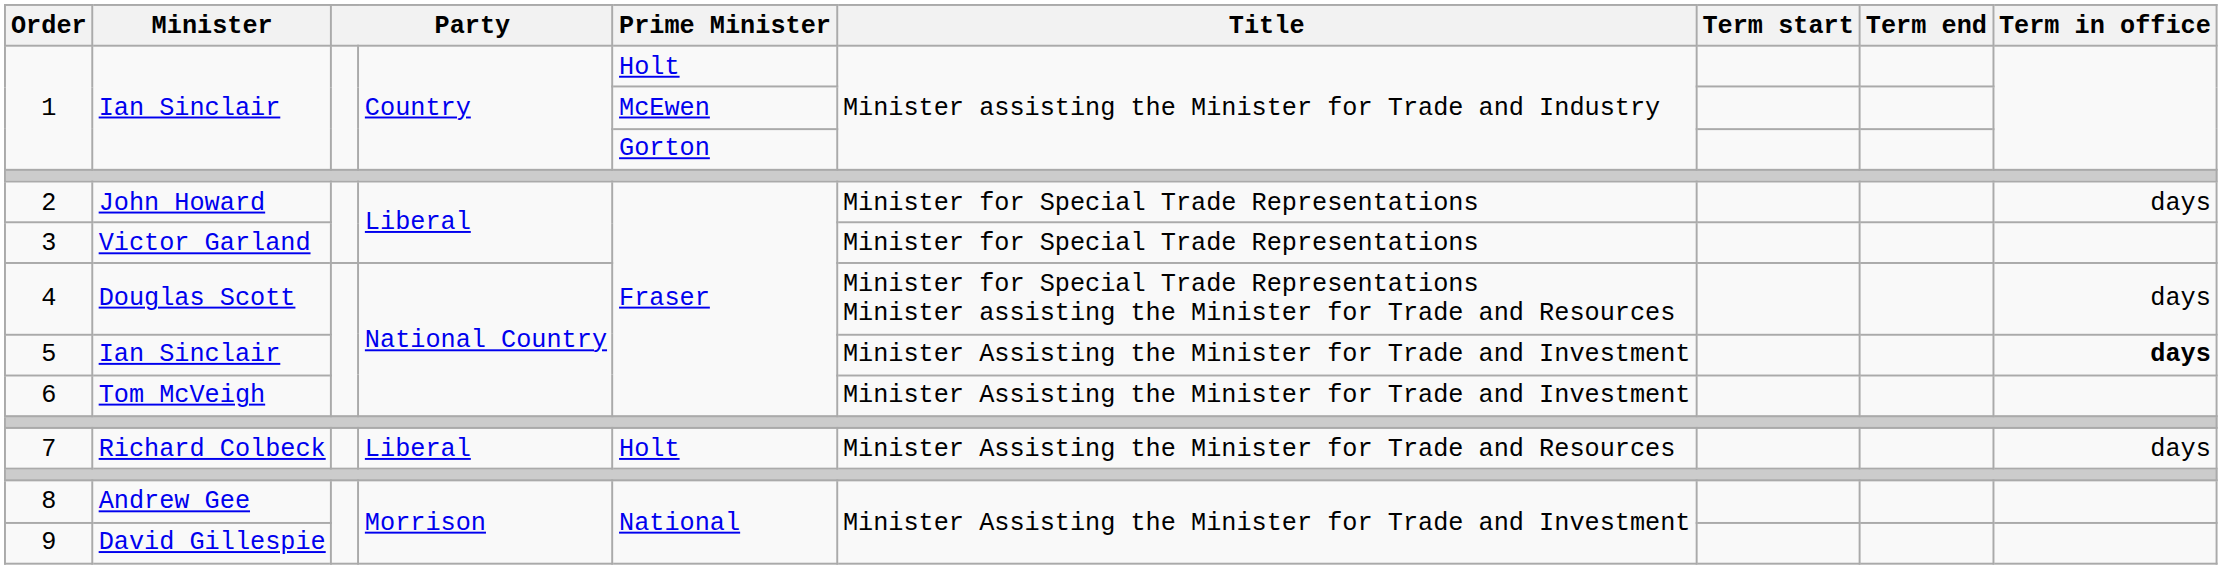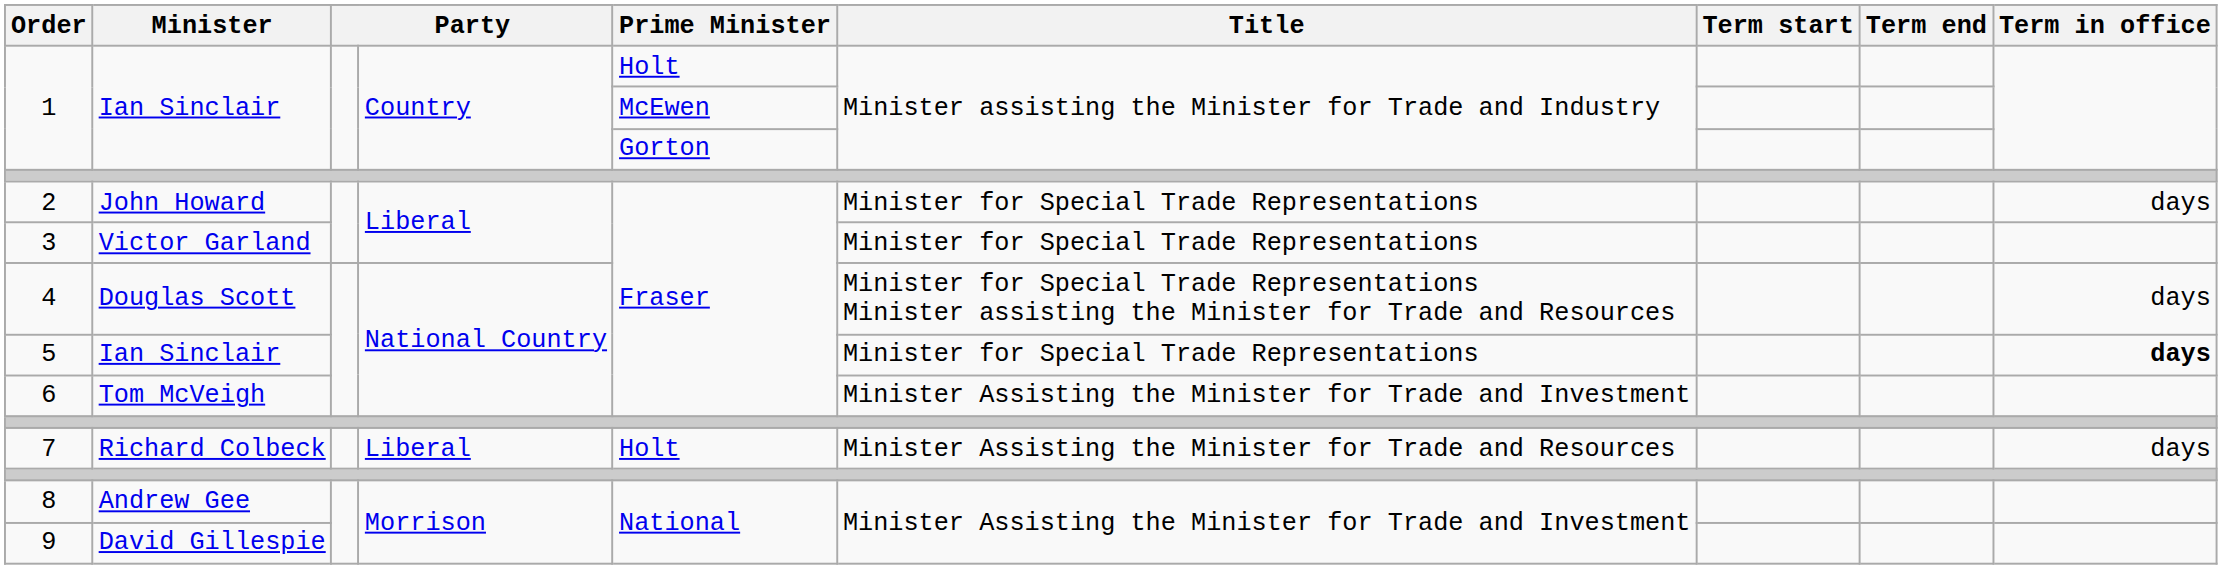(1267, 354) Minister Assisting the Minister for Trade and Investment -> (1161, 354) Minister for Special Trade Representations
